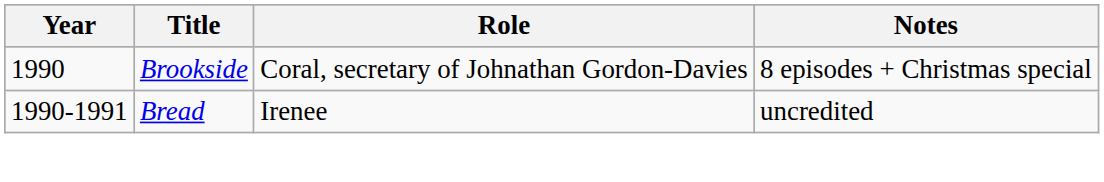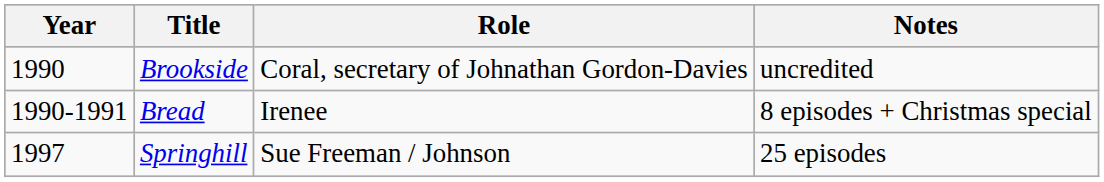(926, 68) 8 episodes + Christmas special -> (817, 68) uncredited
(817, 111) uncredited -> (926, 111) 8 episodes + Christmas special
+ row: (194, 153)
